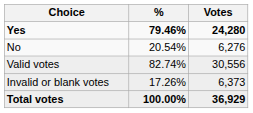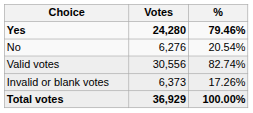columns swapped: (218, 13) <-> (159, 13)
